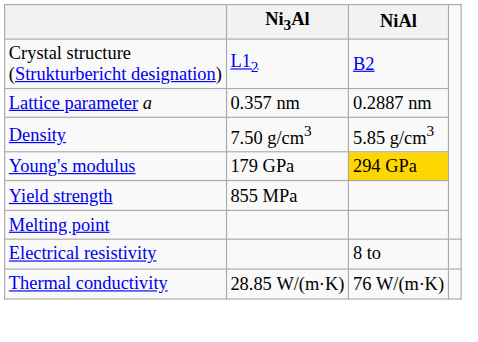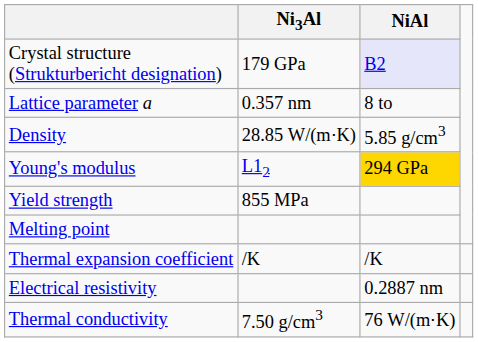(244, 63) L12 -> (274, 63) 179 GPa
(364, 63) no background -> (375, 63) lavender background
(392, 102) 0.2887 nm -> (378, 102) 8 to
(271, 134) 7.50 g/cm3 -> (299, 135) 28.85 W/(m⋅K)
(262, 166) 179 GPa -> (256, 168) L12
+ row: (121, 258)
(367, 253) 8 to -> (404, 287) 0.2887 nm
(287, 284) 28.85 W/(m⋅K) -> (282, 319) 7.50 g/cm3
